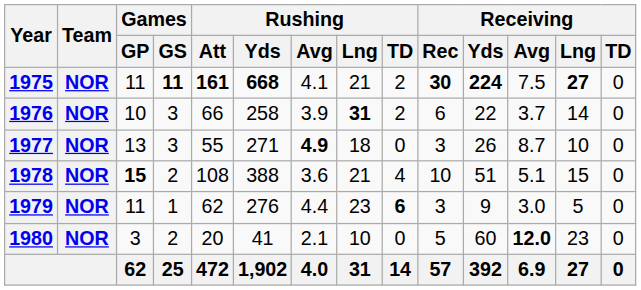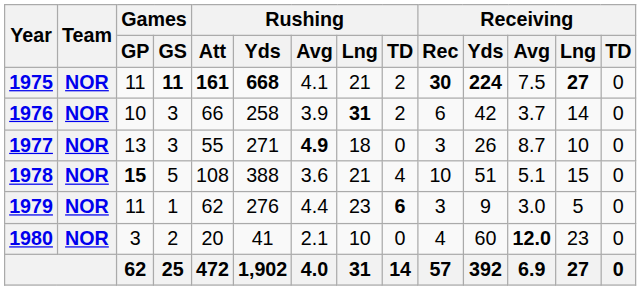(485, 113) 22 -> (485, 113) 42
(173, 176) 2 -> (173, 176) 5
(440, 238) 5 -> (440, 238) 4
